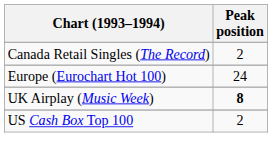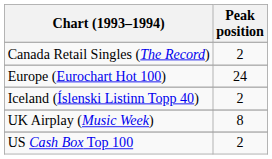+ row: (103, 98)
(240, 98) bold -> (240, 120) normal
